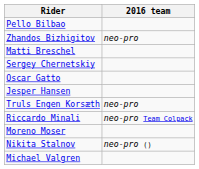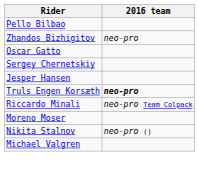- row: (41, 51)
rows swapped: (51, 64) <-> (33, 78)
(121, 104) normal -> (121, 91) bold
